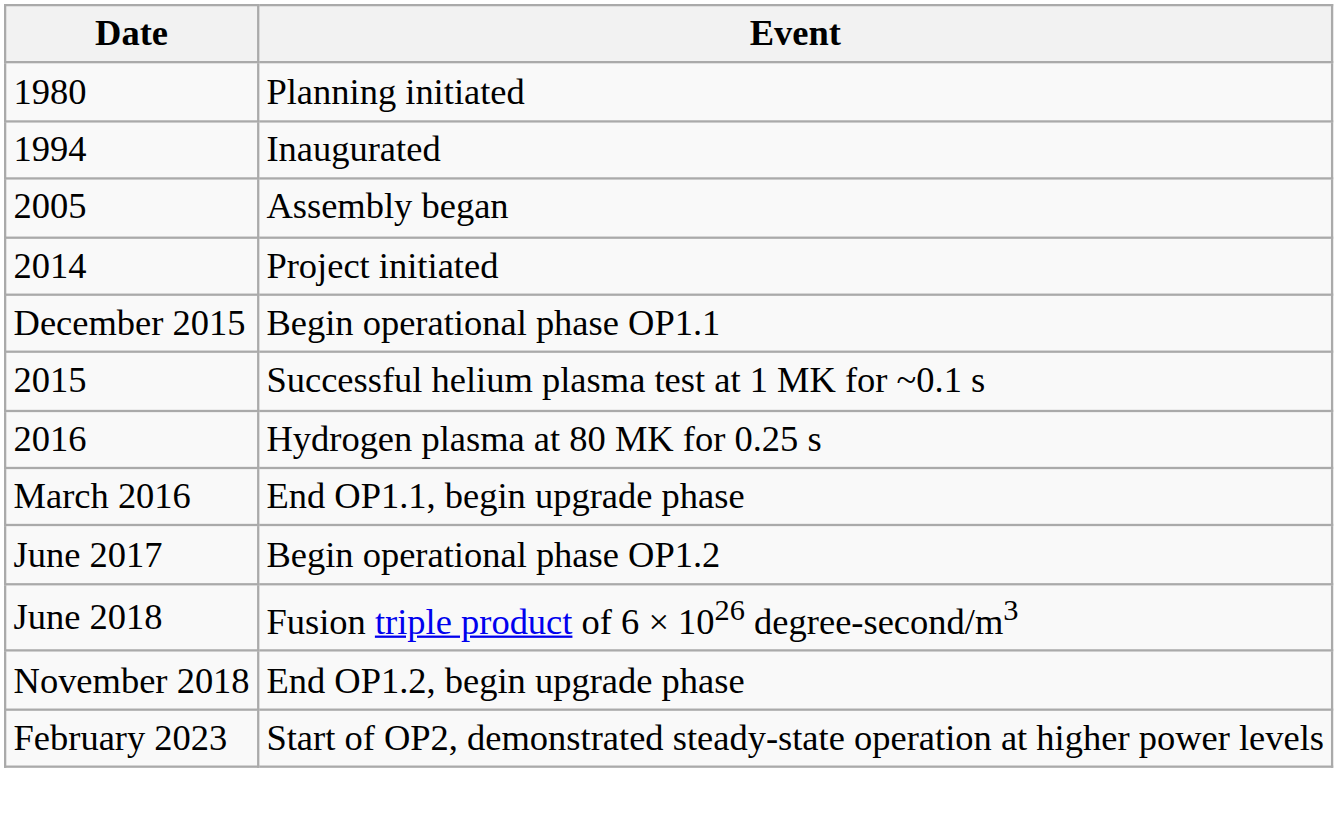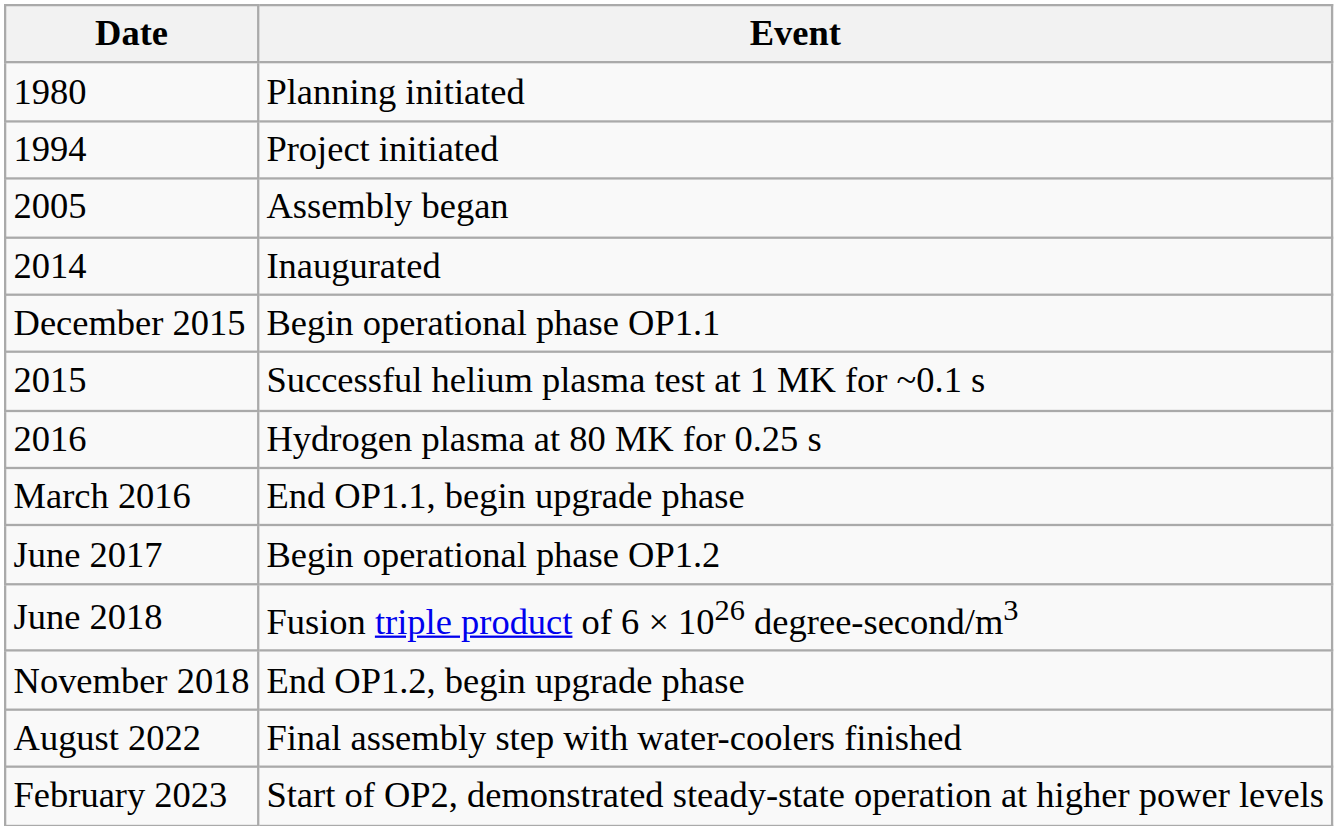(354, 149) Inaugurated -> (382, 149) Project initiated
(382, 264) Project initiated -> (354, 264) Inaugurated
+ row: (107, 737)
